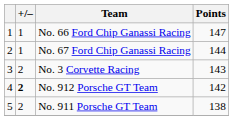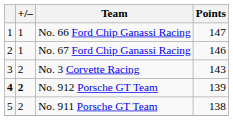(217, 51) 144 -> (217, 51) 146
(10, 88) normal -> (10, 88) bold
(217, 88) 142 -> (217, 88) 139
